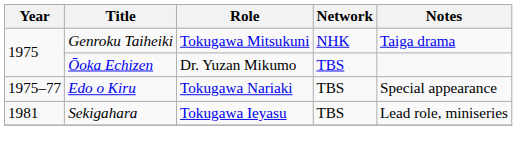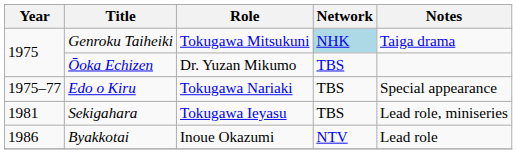(333, 40) no background -> (333, 40) lightblue background
+ row: (99, 137)
